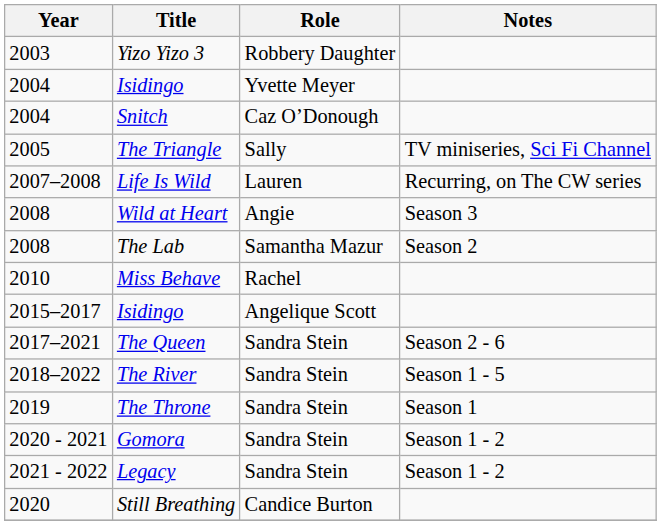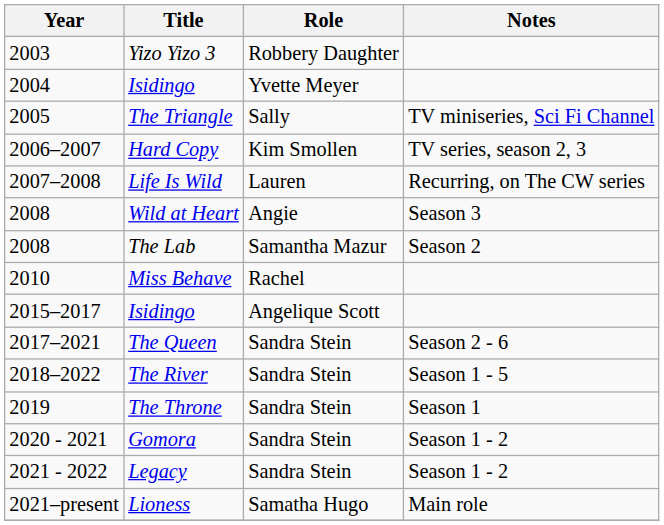- row: (30, 117)
+ row: (55, 149)
- row: (30, 504)
+ row: (64, 504)
